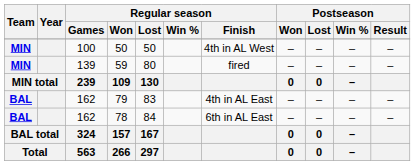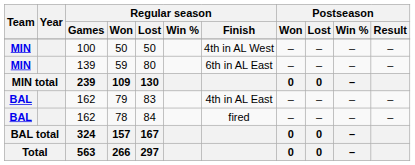(239, 65) fired -> (239, 65) 6th in AL East
(239, 117) 6th in AL East -> (239, 117) fired
